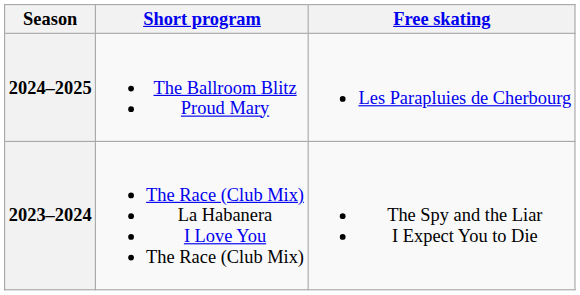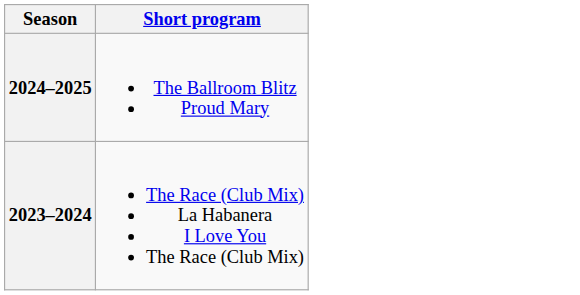- column: (442, 19)
